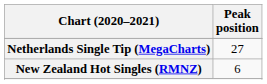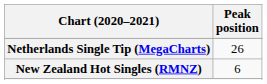(237, 48) 27 -> (237, 48) 26
